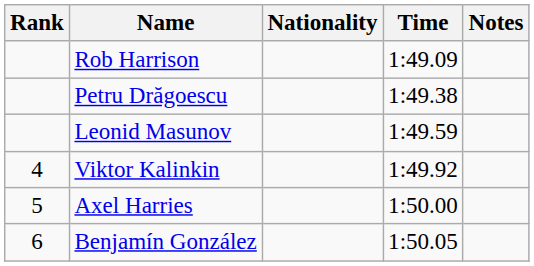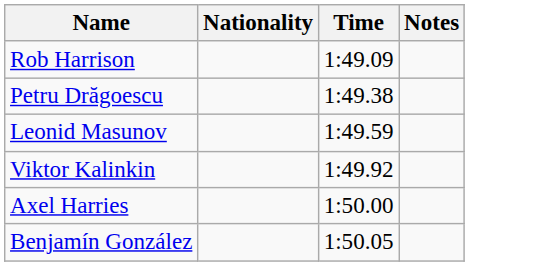- column: (37, 22)
